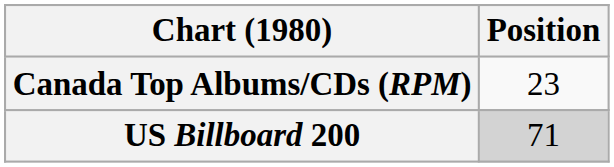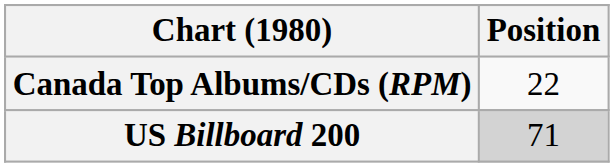(543, 82) 23 -> (543, 82) 22
